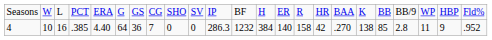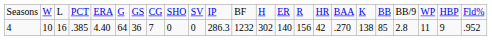(266, 27) 384 -> (266, 27) 302
(304, 27) 158 -> (304, 27) 156
